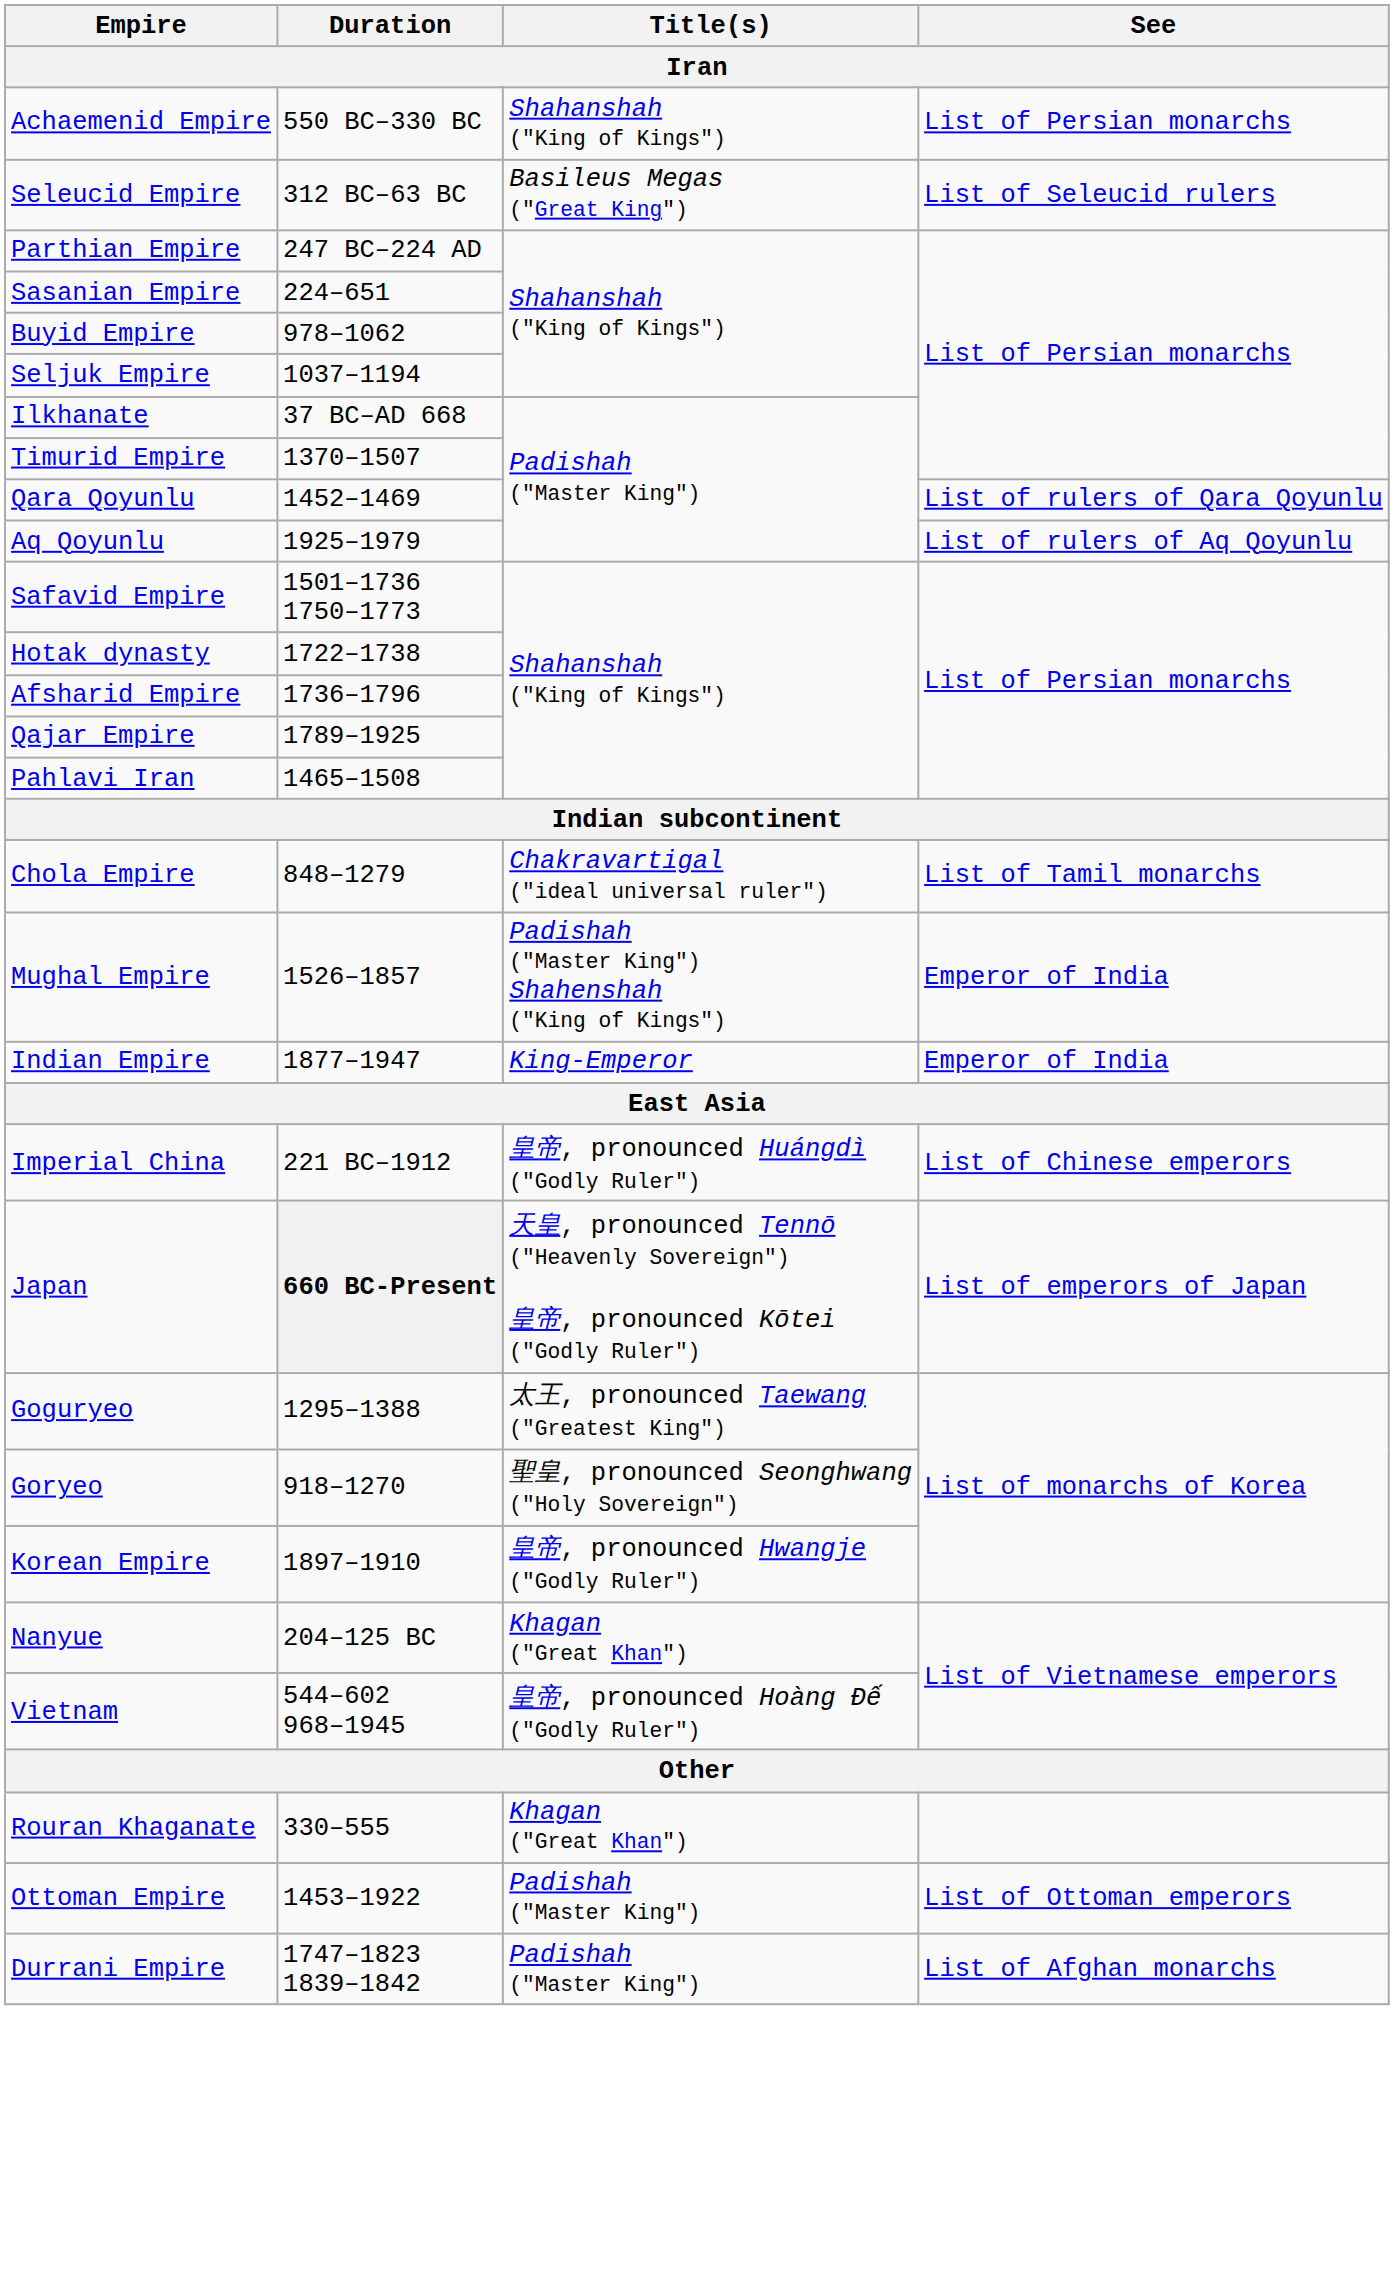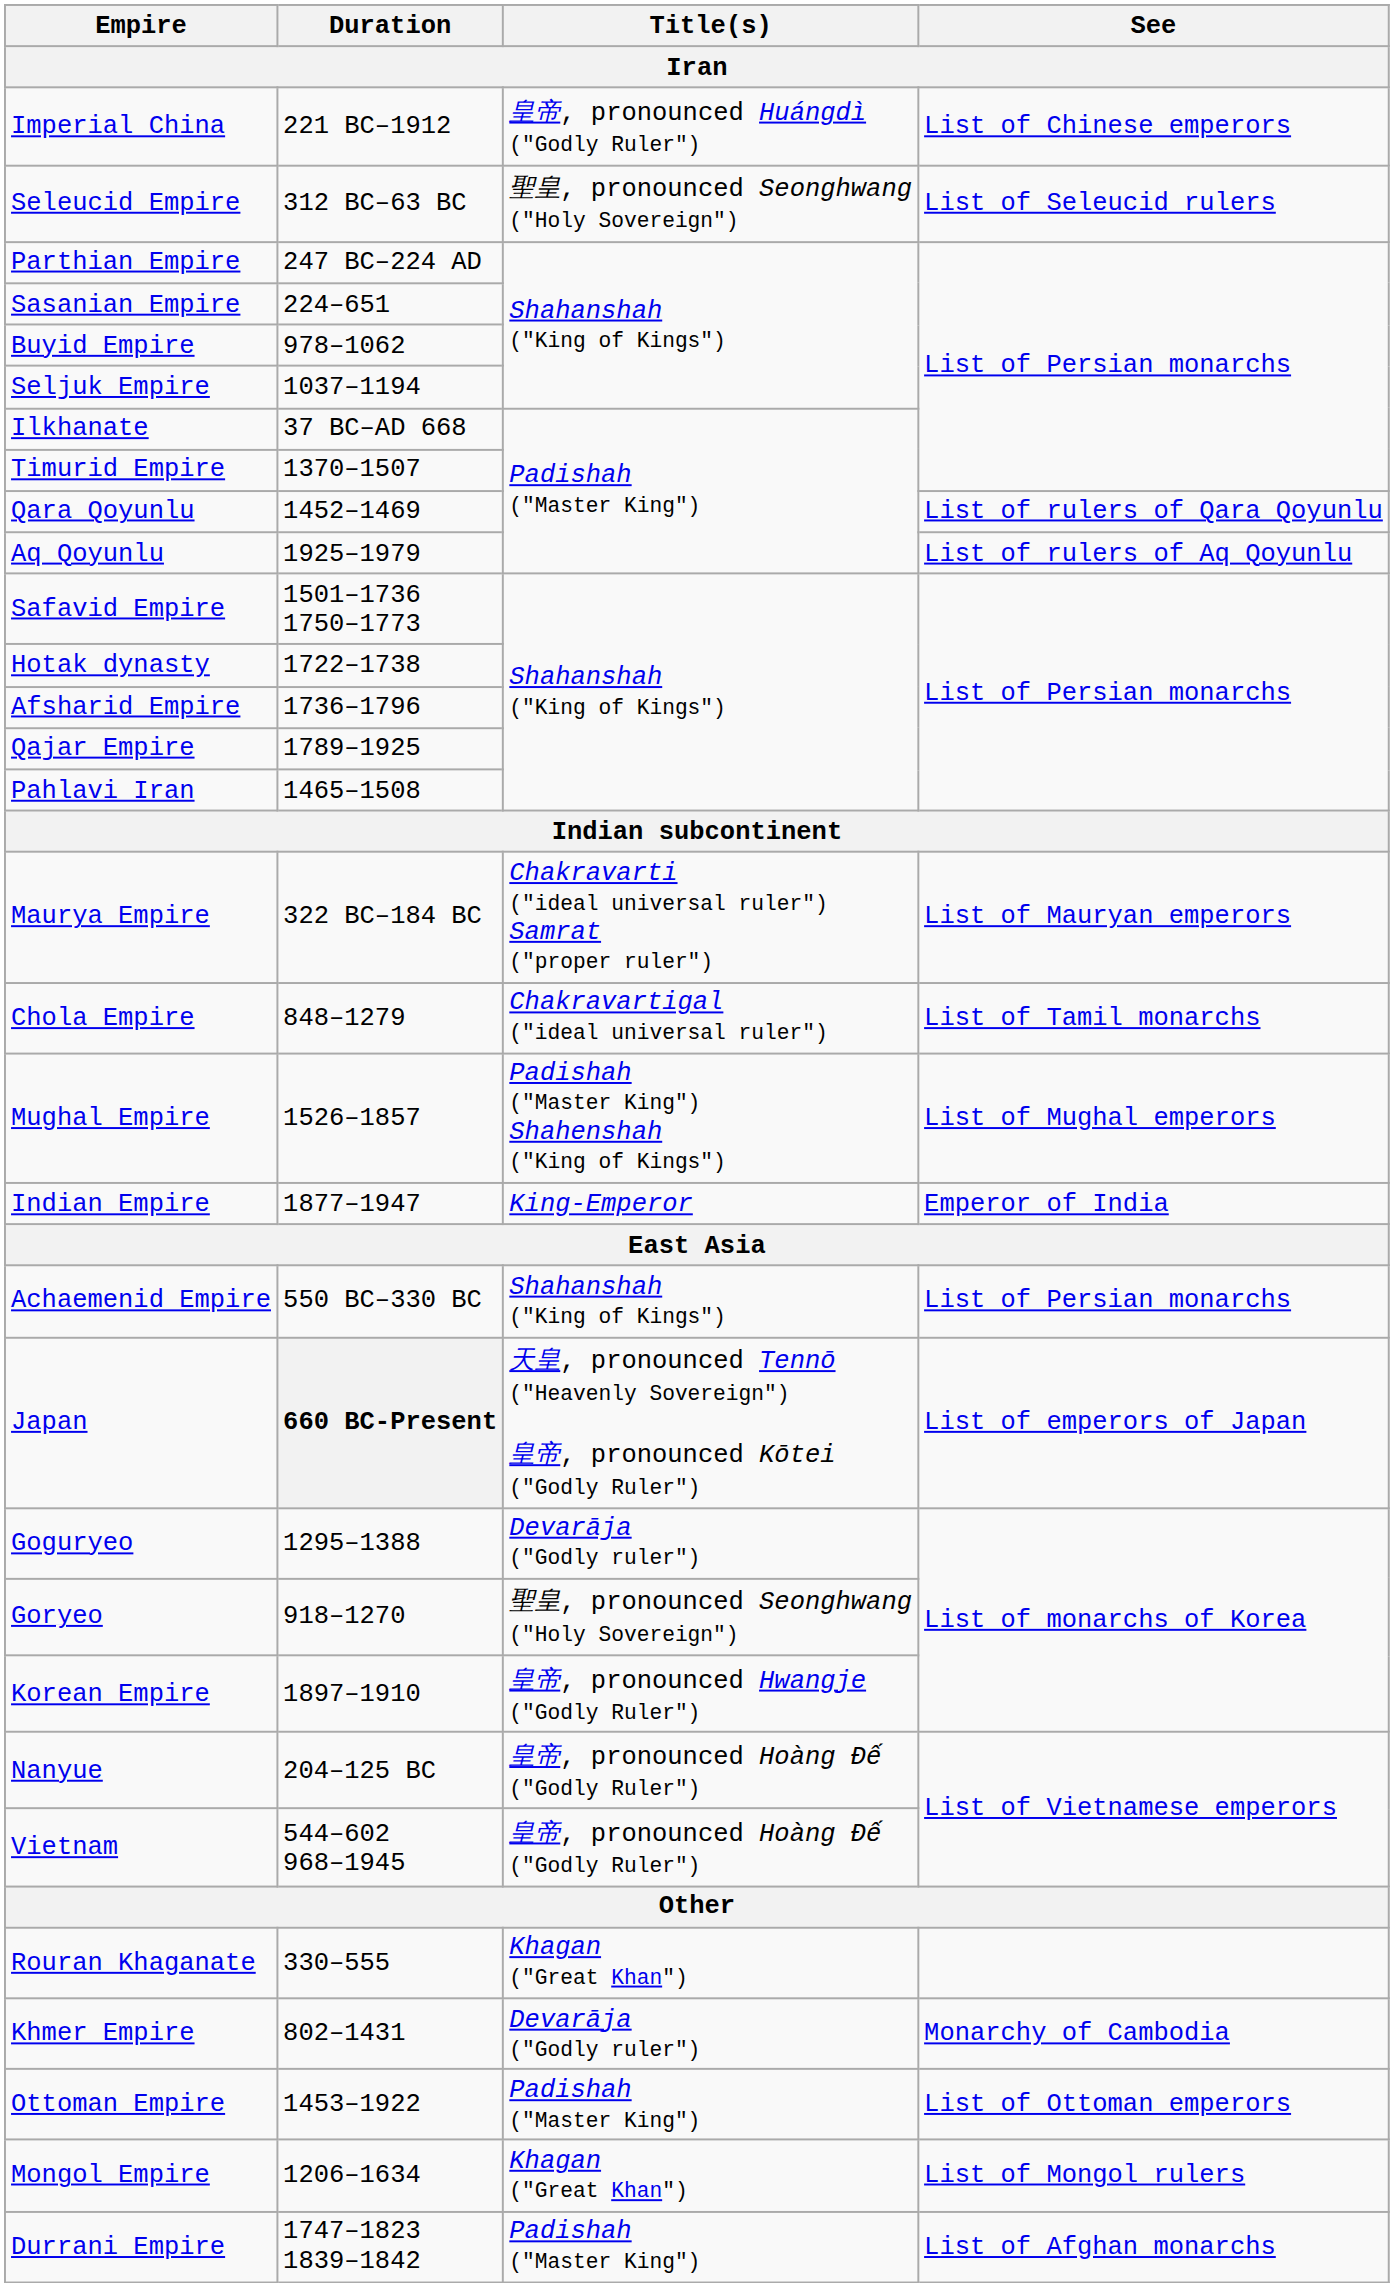rows swapped: (141, 123) <-> (118, 1163)
(616, 193) Basileus Megas ("Great King") -> (711, 204) 聖皇, pronounced Seonghwang ("Holy Sovereign")
+ row: (110, 917)
(1046, 976) Emperor of India -> (1100, 1118) List of Mughal emperors
(688, 1411) 太王, pronounced Taewang ("Greatest King") -> (605, 1542) Devarāja ("Godly ruler")
(598, 1637) Khagan ("Great Khan") -> (695, 1772) 皇帝, pronounced Hoàng Đế ("Godly Ruler")
+ row: (103, 2034)
+ row: (110, 2176)
